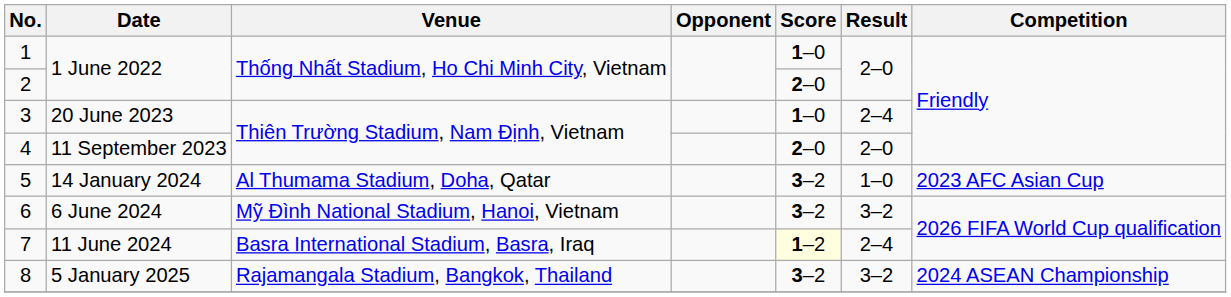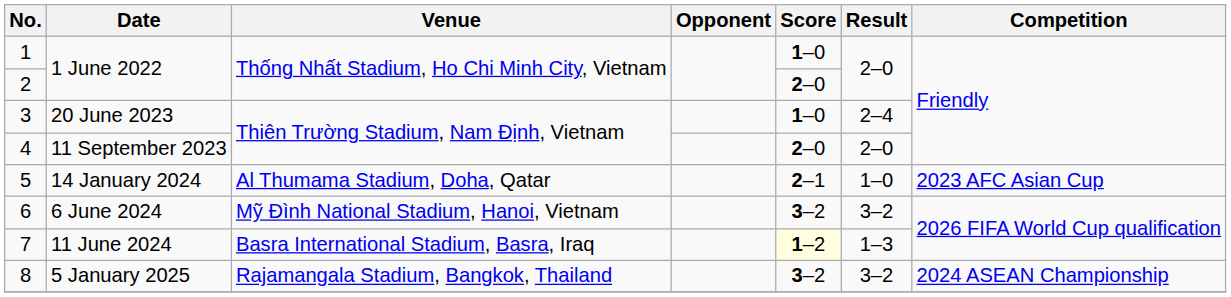(808, 180) 3–2 -> (808, 180) 2–1
(876, 244) 2–4 -> (876, 244) 1–3
